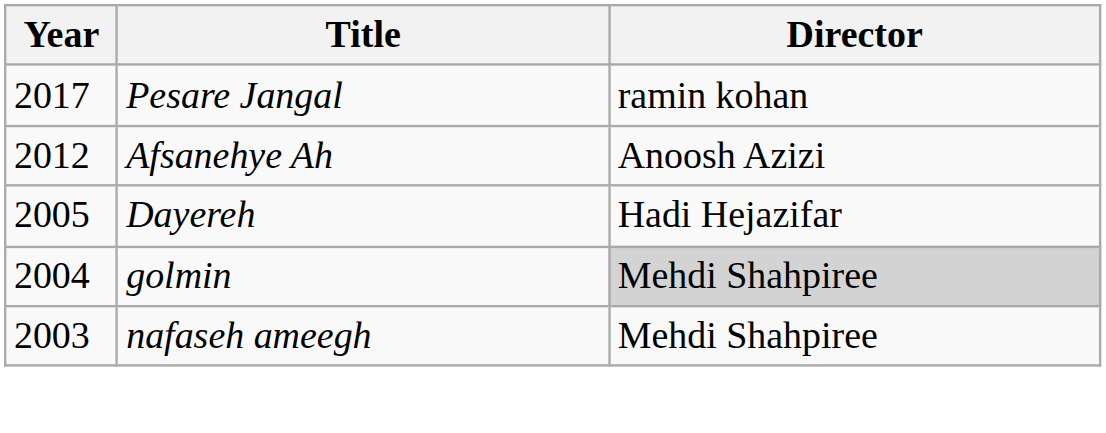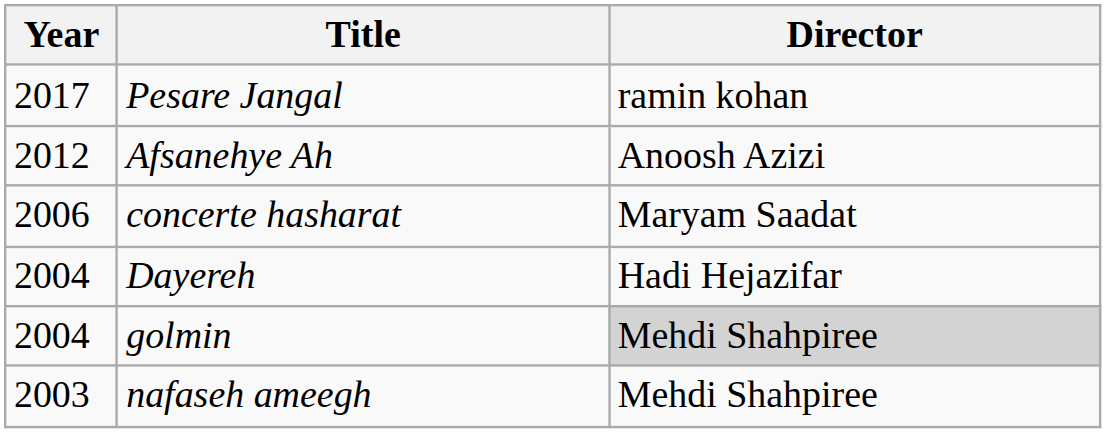+ row: (264, 214)
(52, 214) 2005 -> (52, 275) 2004
